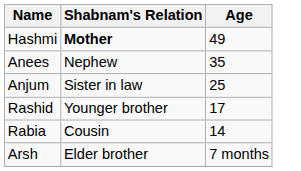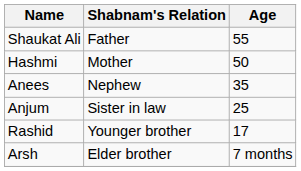+ row: (44, 39)
(88, 39) bold -> (110, 62) normal
(217, 39) 49 -> (241, 62) 50
- row: (27, 131)
